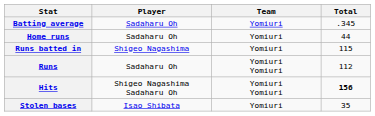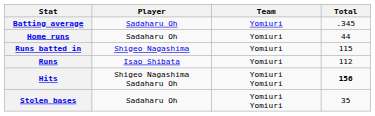(152, 66) Sadaharu Oh -> (152, 62) Isao Shibata
(266, 66) Yomiuri Yomiuri -> (266, 62) Yomiuri
(152, 105) Isao Shibata -> (152, 100) Sadaharu Oh
(266, 105) Yomiuri -> (266, 100) Yomiuri Yomiuri
